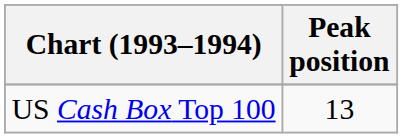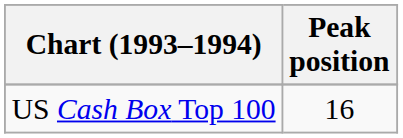(339, 108) 13 -> (339, 108) 16
